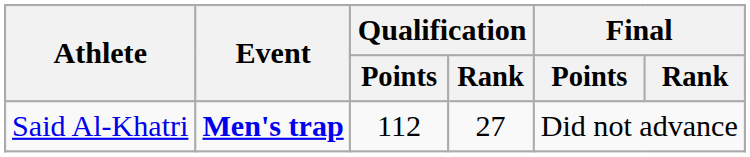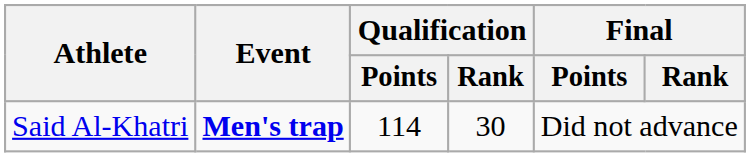(399, 126) 112 -> (399, 126) 114
(490, 126) 27 -> (490, 126) 30
